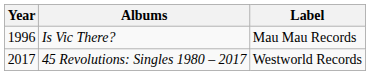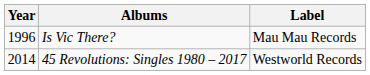(22, 59) 2017 -> (22, 59) 2014
